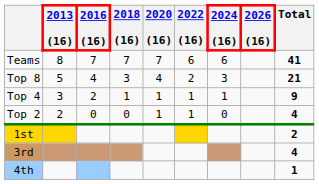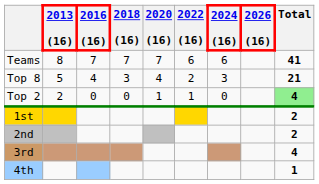- row: (24, 96)
(294, 114) no background -> (294, 96) lightgreen background
+ row: (24, 134)
